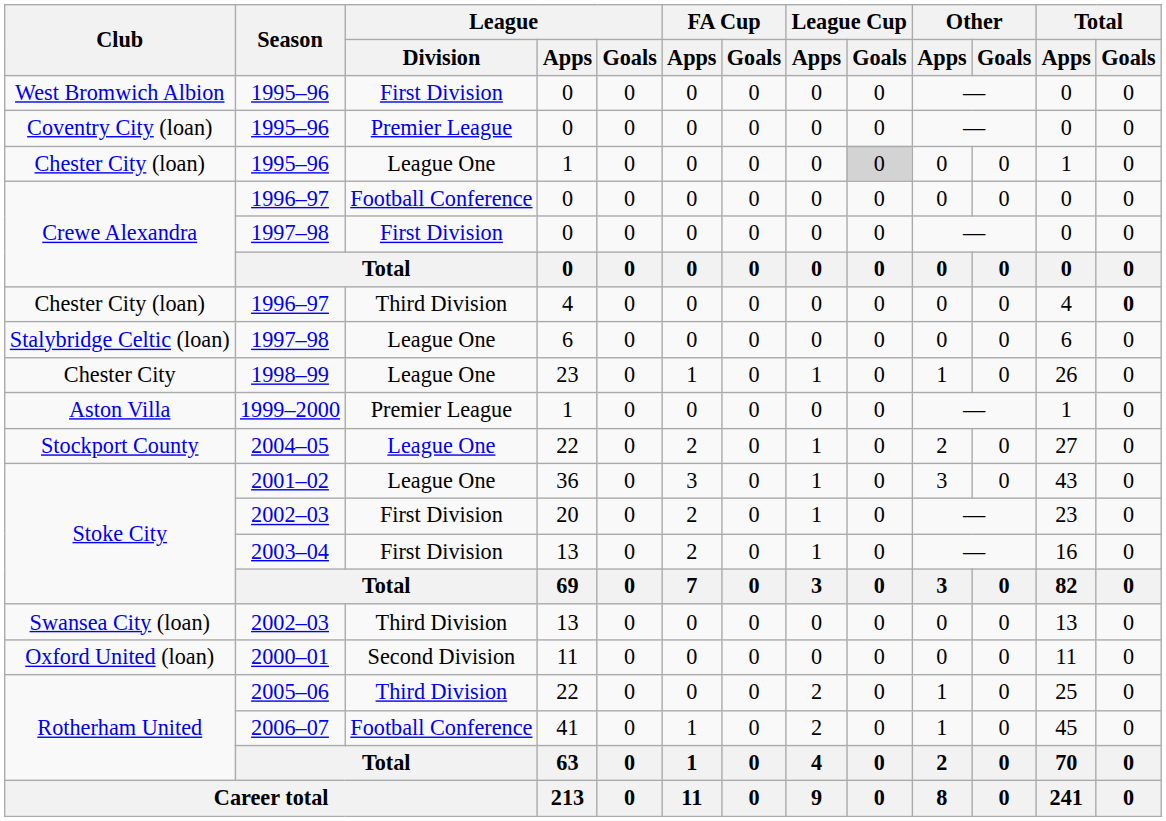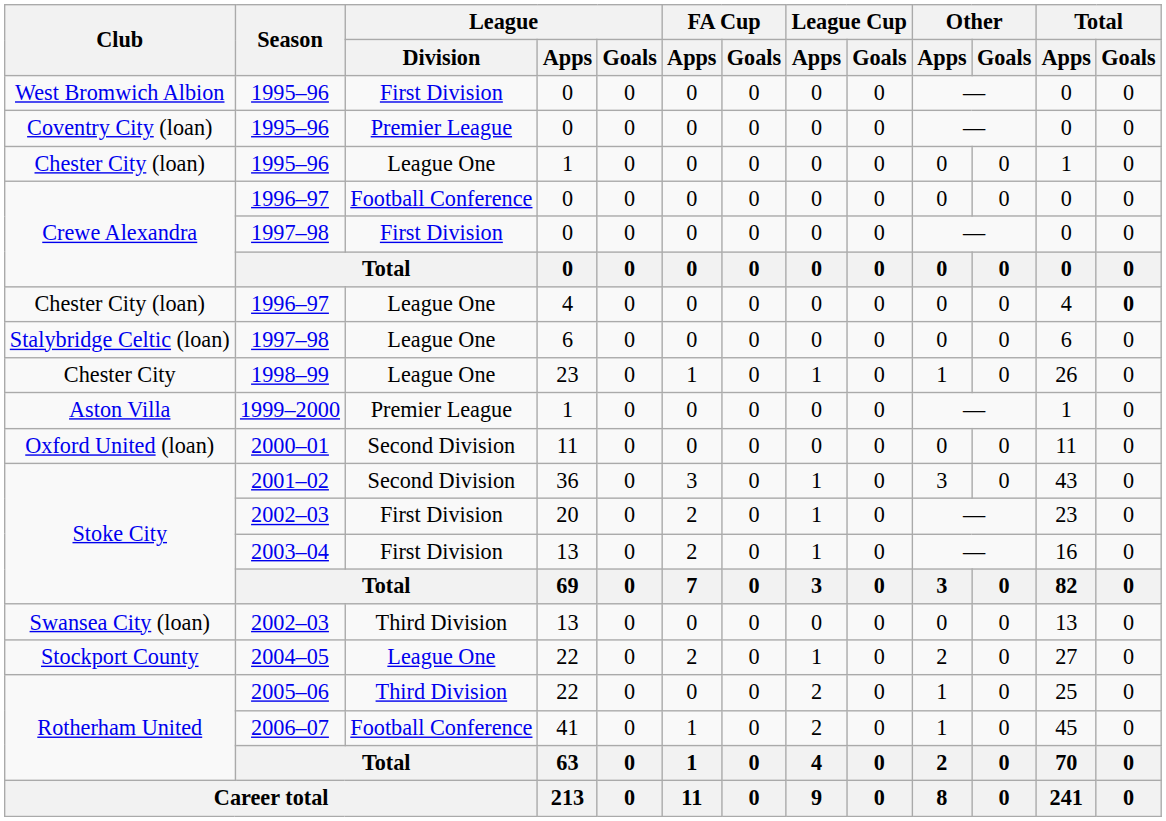(879, 163) lightgrey background -> (879, 163) no background
(441, 304) Third Division -> (441, 304) League One
rows swapped: (120, 657) <-> (120, 445)
(441, 480) League One -> (441, 480) Second Division
